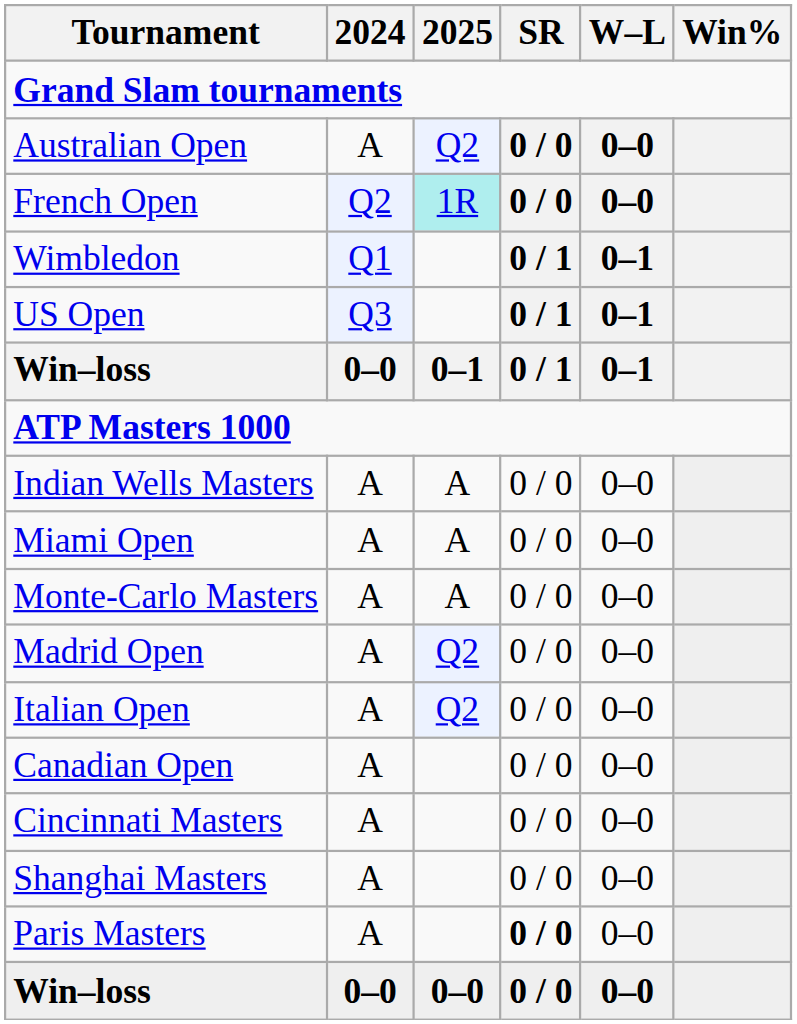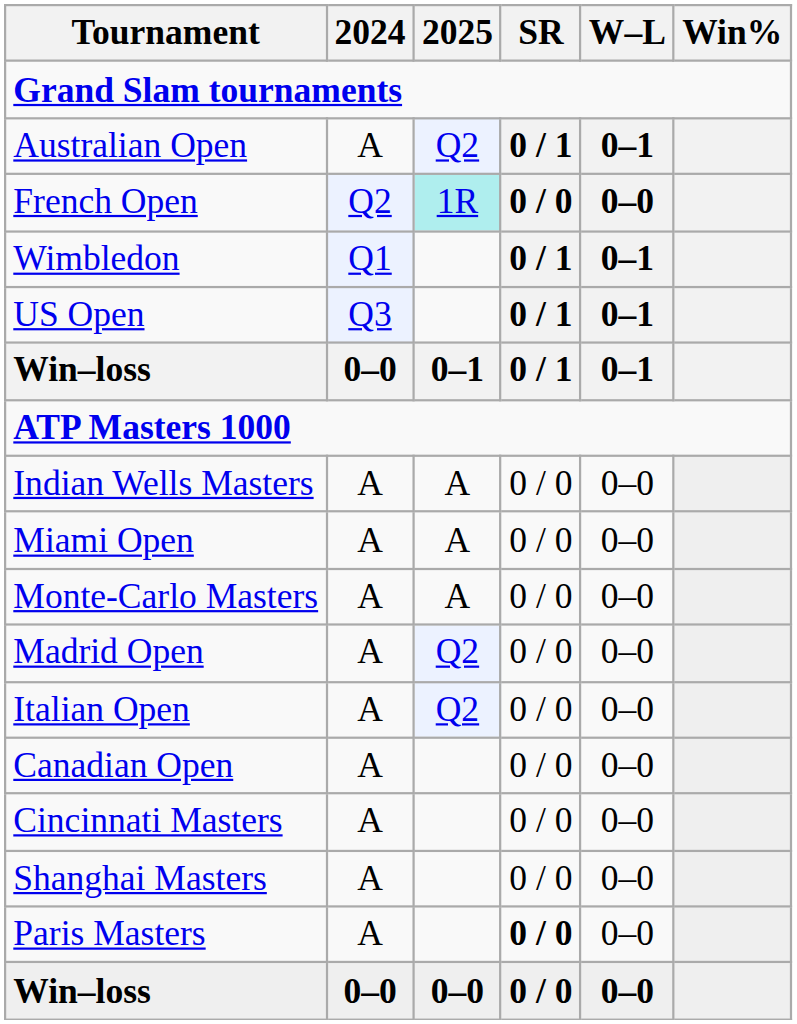(541, 145) 0 / 0 -> (541, 145) 0 / 1
(627, 145) 0–0 -> (627, 145) 0–1
